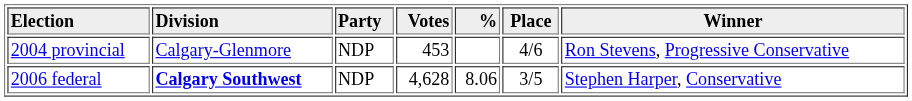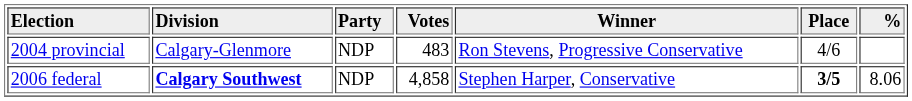columns swapped: (488, 20) <-> (733, 20)
(436, 50) 453 -> (436, 50) 483
(429, 79) 4,628 -> (429, 79) 4,858
(531, 79) normal -> (829, 79) bold
